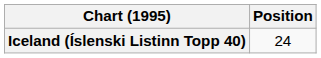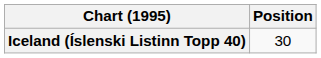(283, 40) 24 -> (283, 40) 30
